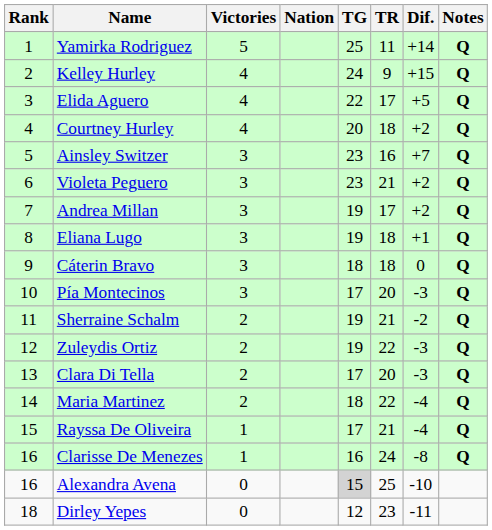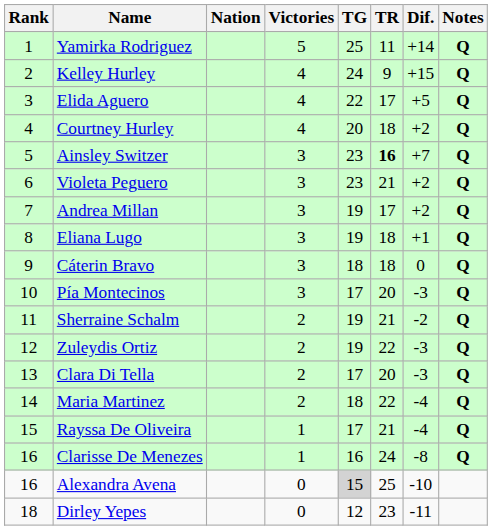columns swapped: (309, 18) <-> (243, 18)
(387, 155) normal -> (387, 155) bold
